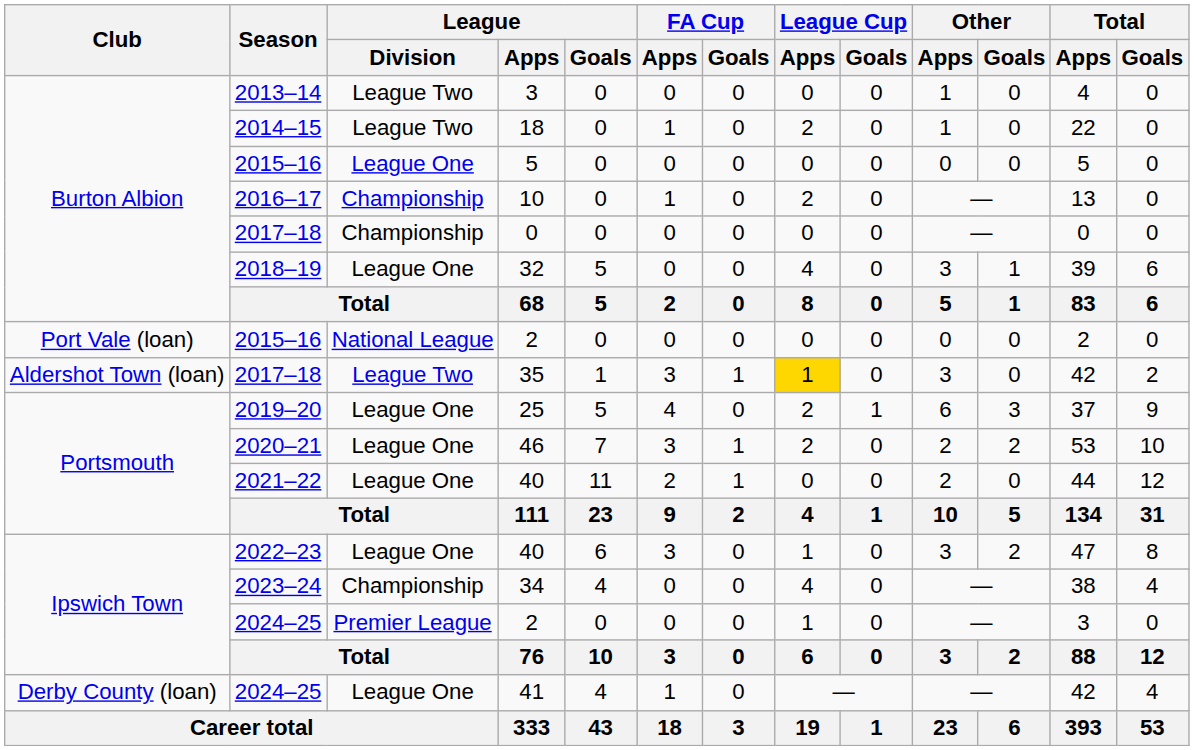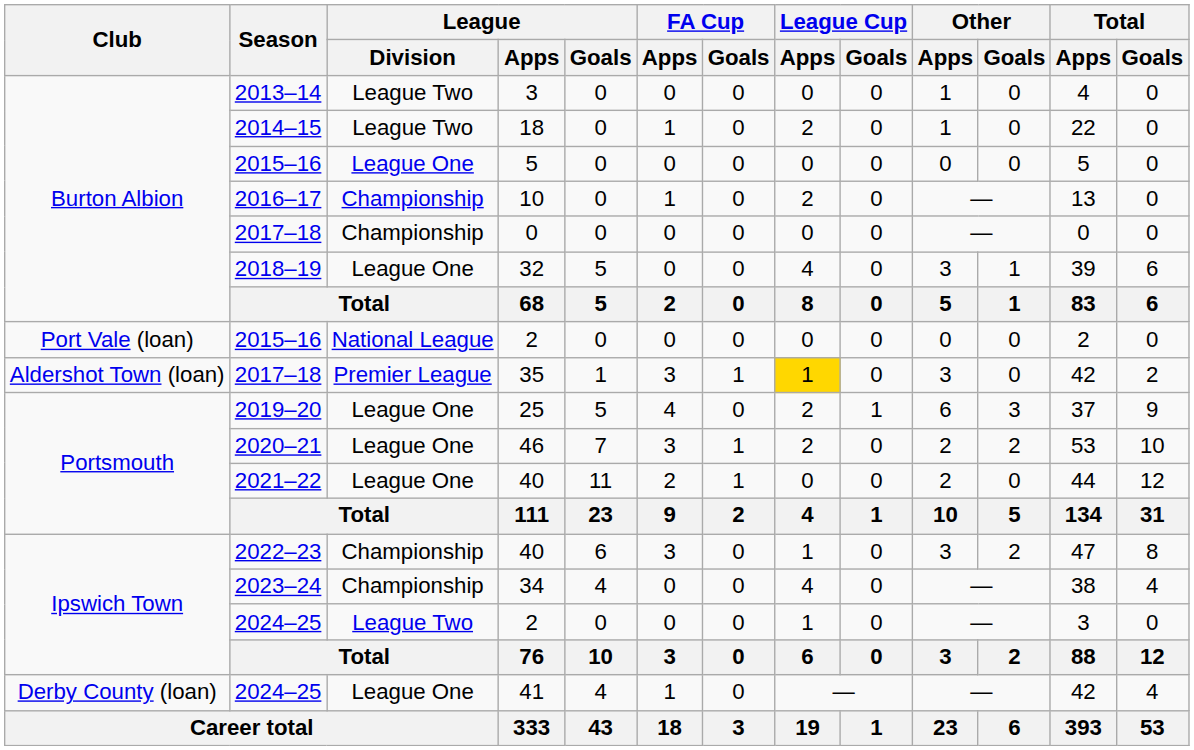(413, 374) League Two -> (413, 374) Premier League
(413, 551) League One -> (413, 551) Championship
(413, 621) Premier League -> (413, 621) League Two
